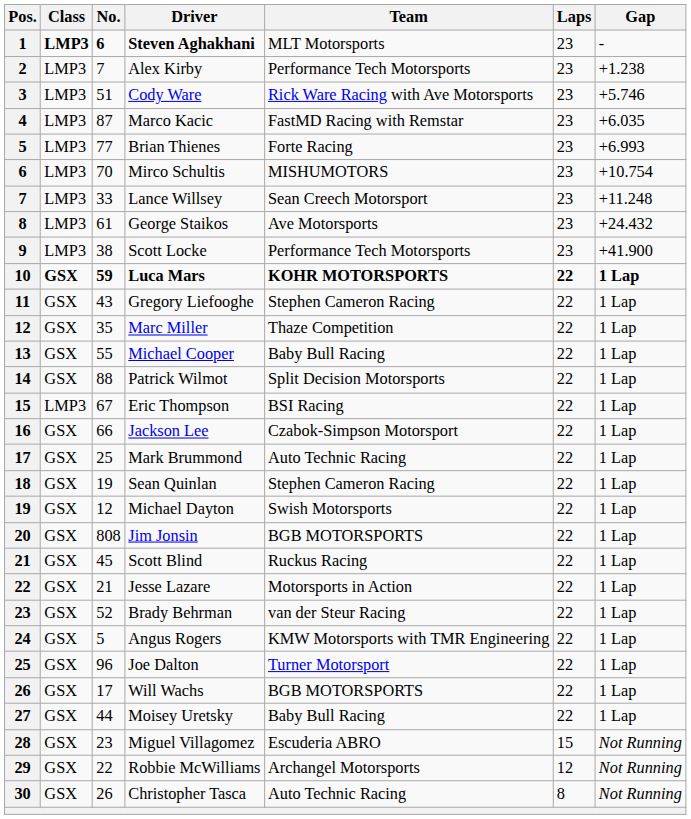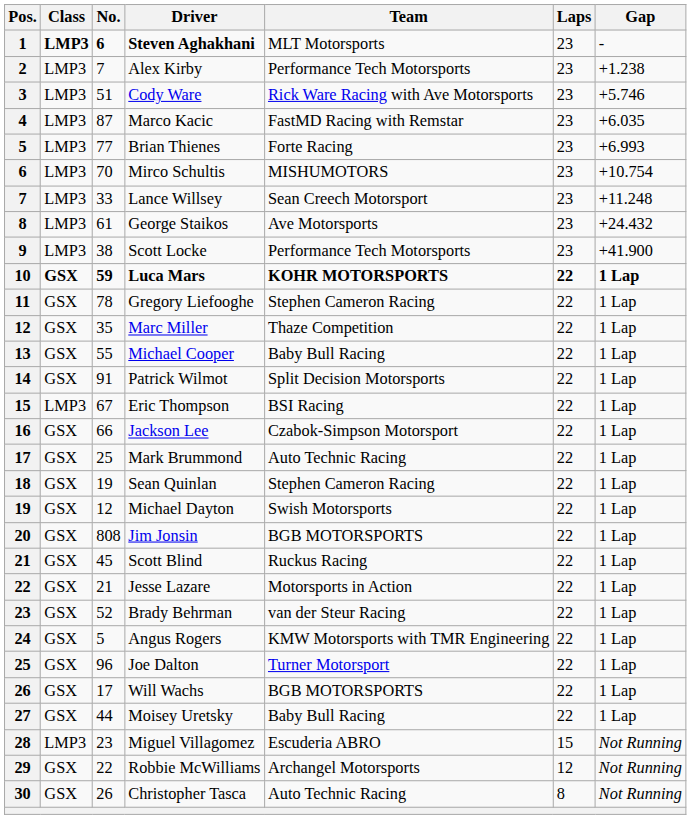(104, 302) 43 -> (104, 302) 78
(104, 379) 88 -> (104, 379) 91
(61, 742) GSX -> (65, 742) LMP3
